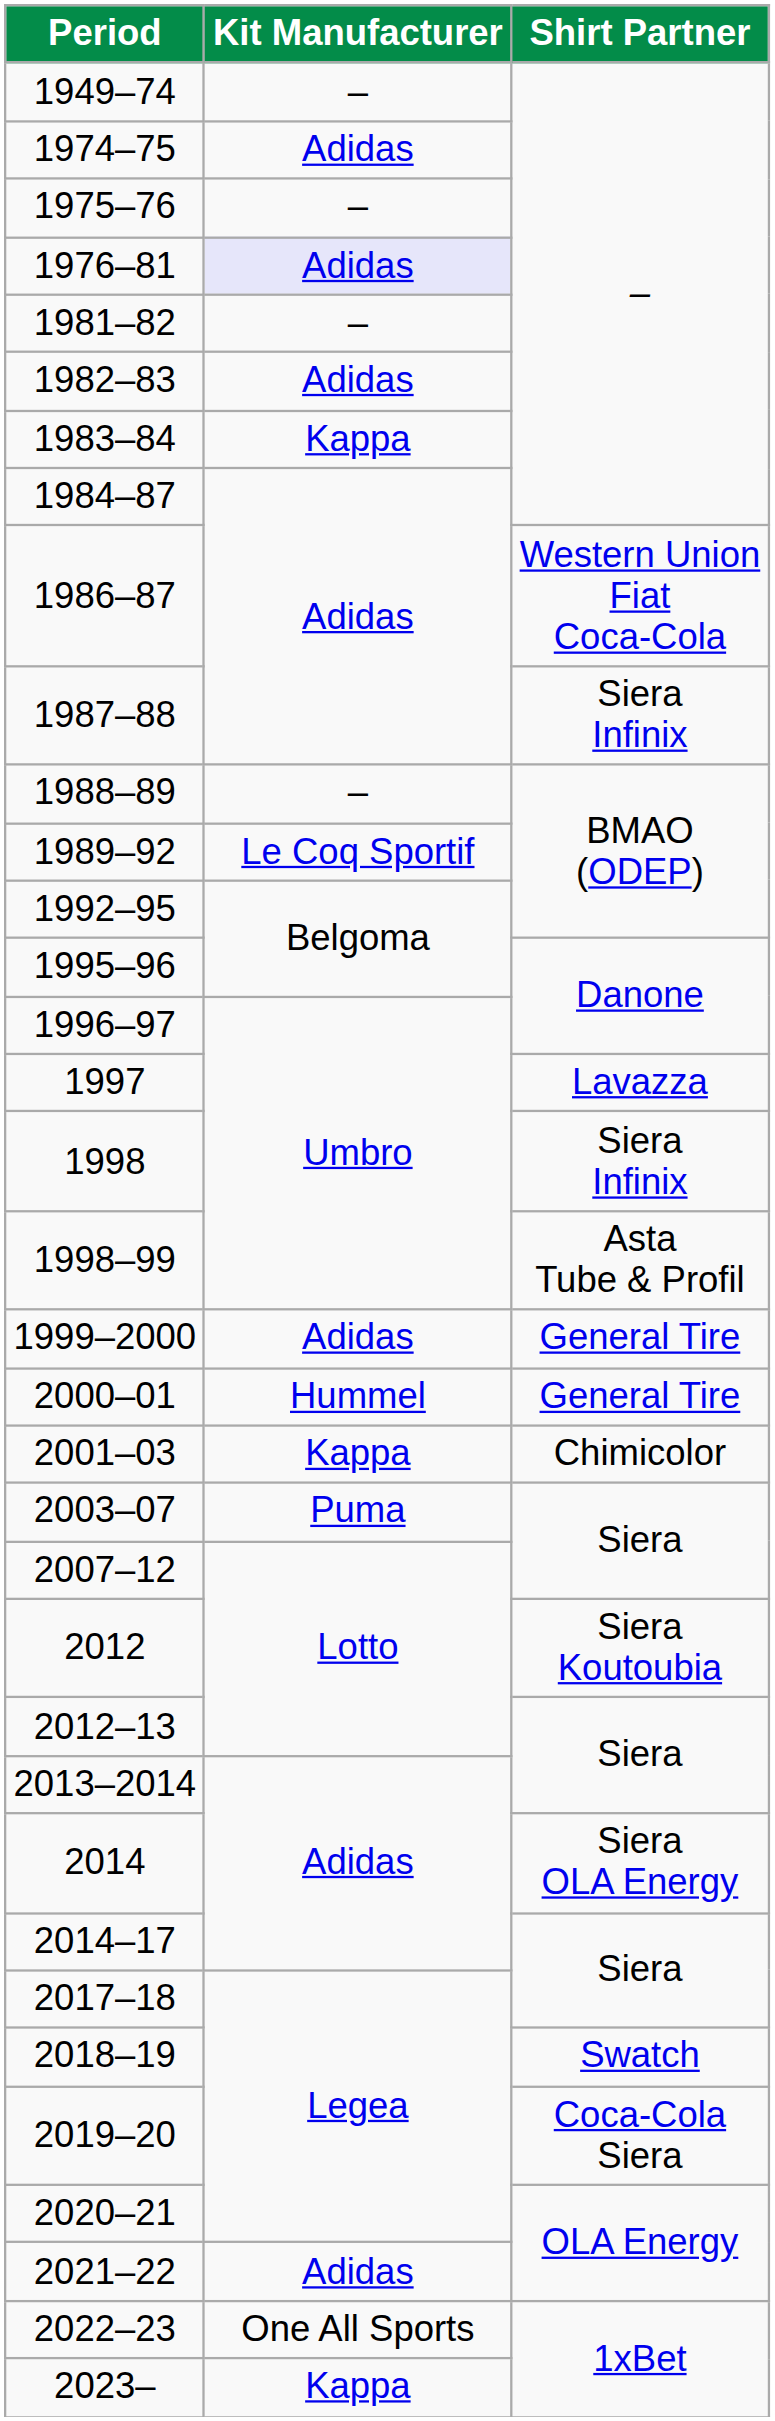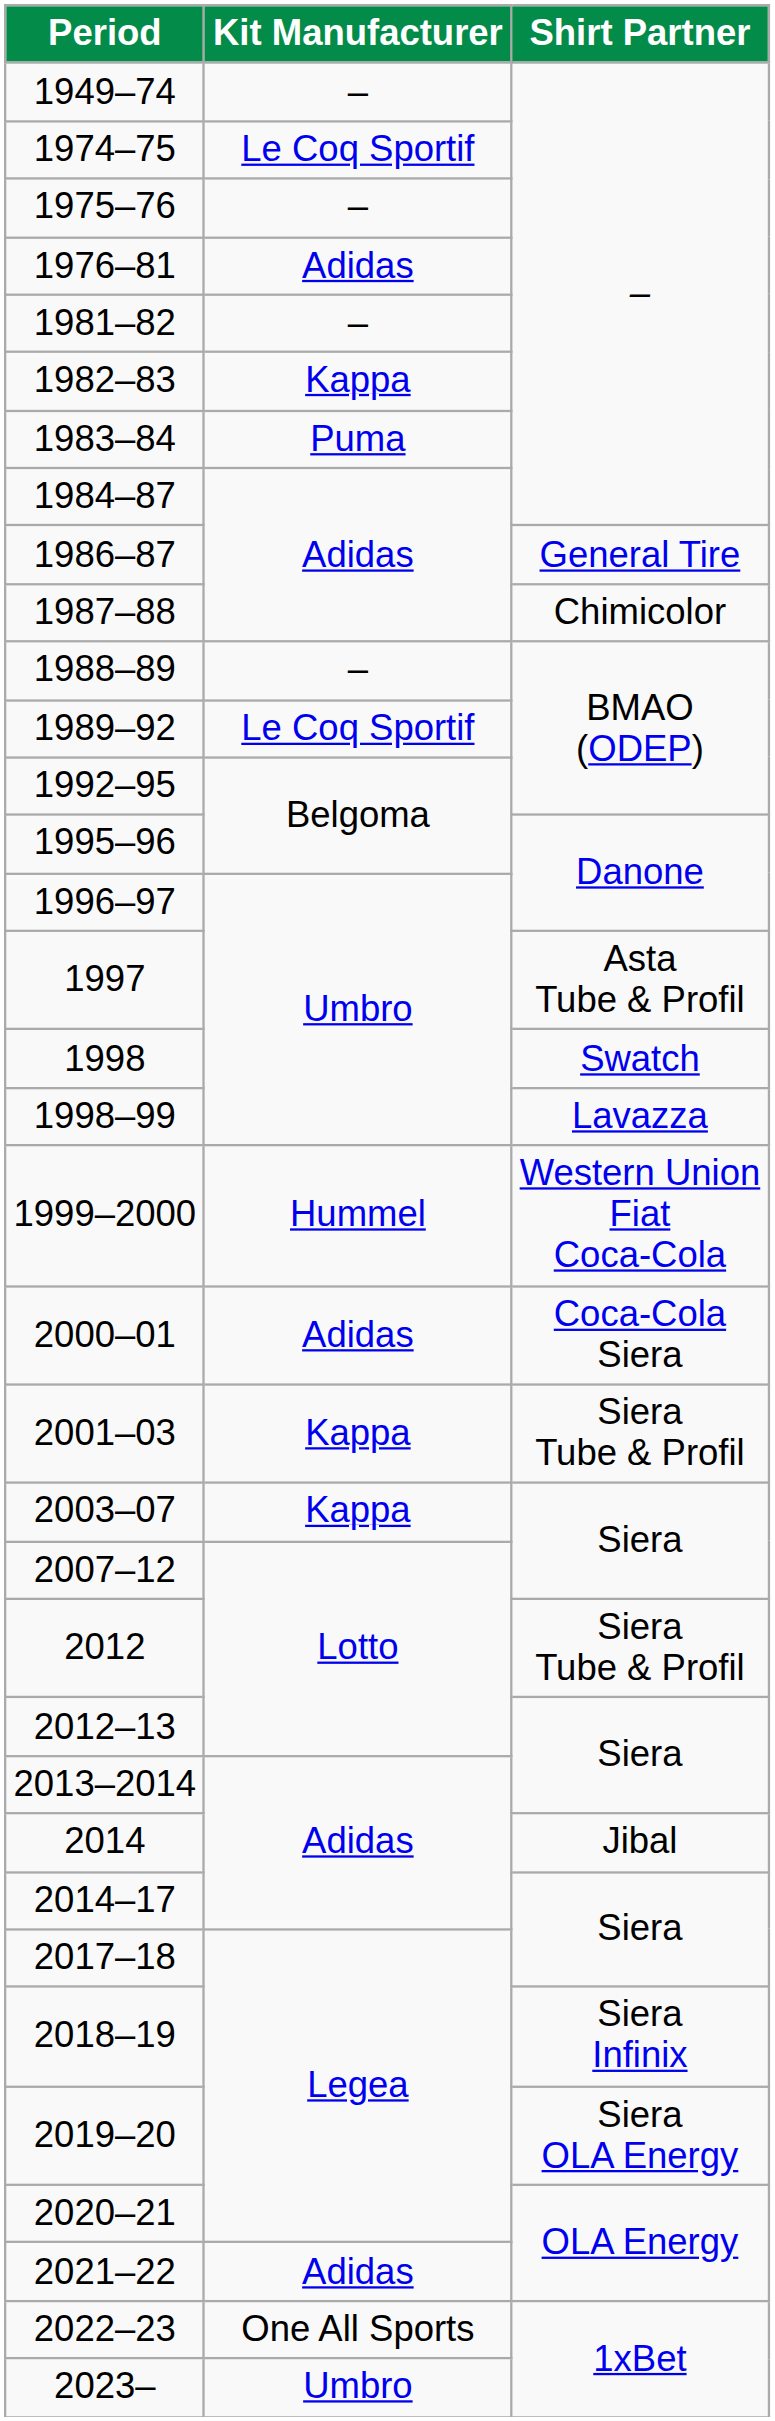(358, 149) Adidas -> (358, 149) Le Coq Sportif
(358, 264) lavender background -> (358, 264) no background
(358, 380) Adidas -> (358, 380) Kappa
(358, 438) Kappa -> (358, 438) Puma
(640, 595) Western Union Fiat Coca-Cola -> (640, 554) General Tire
(640, 714) Siera Infinix -> (640, 611) Chimicolor
(640, 1082) Lavazza -> (640, 979) Asta Tube & Profil
(640, 1160) Siera Infinix -> (640, 1058) Swatch
(640, 1259) Asta Tube & Profil -> (640, 1115) Lavazza
(358, 1337) Adidas -> (358, 1214) Hummel
(640, 1337) General Tire -> (640, 1214) Western Union Fiat Coca-Cola
(358, 1395) Hummel -> (358, 1334) Adidas
(640, 1395) General Tire -> (640, 1334) Coca-Cola Siera
(640, 1453) Chimicolor -> (640, 1433) Siera Tube & Profil
(358, 1511) Puma -> (358, 1511) Kappa
(640, 1647) Siera Koutoubia -> (640, 1647) Siera Tube & Profil
(640, 1862) Siera OLA Energy -> (640, 1841) Jibal
(640, 2056) Swatch -> (640, 2035) Siera Infinix
(640, 2134) Coca-Cola Siera -> (640, 2134) Siera OLA Energy
(358, 2386) Kappa -> (358, 2386) Umbro
